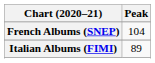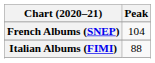(136, 48) 89 -> (136, 48) 88
